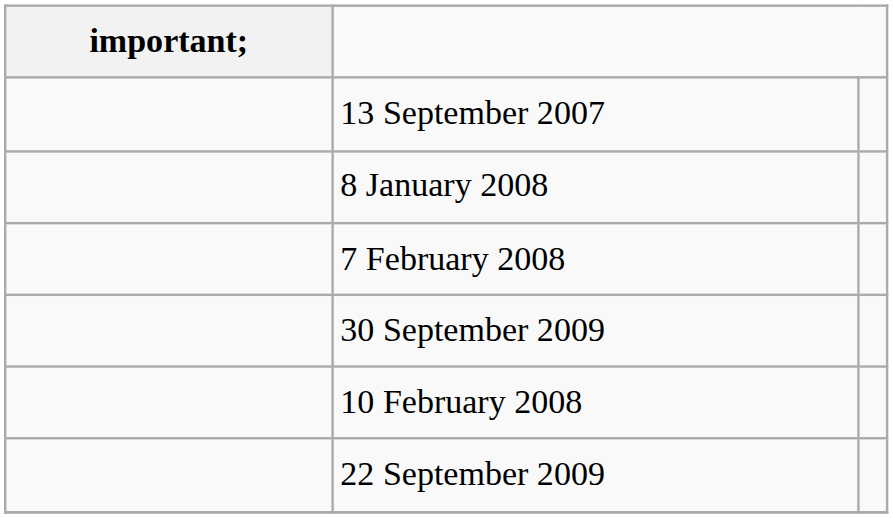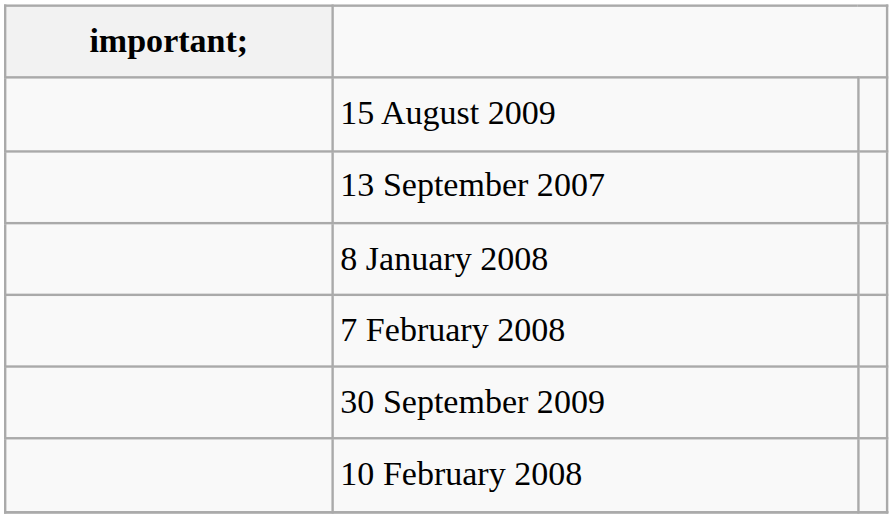+ row: (448, 113)
- row: (473, 473)
